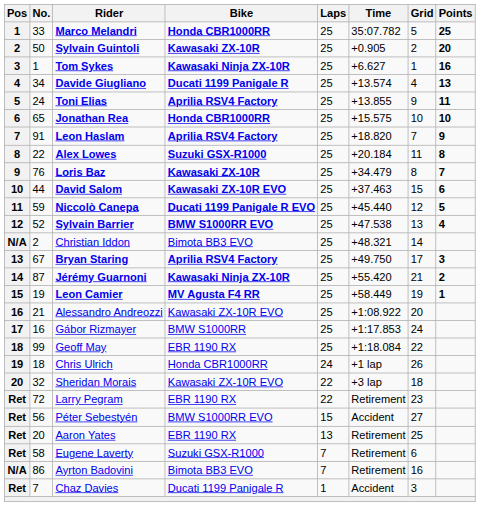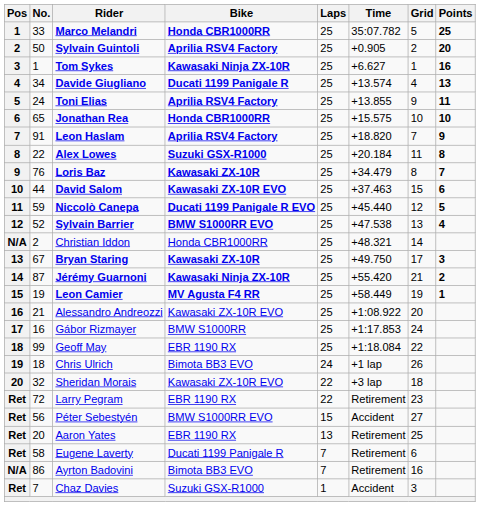(214, 48) Kawasaki ZX-10R -> (223, 48) Aprilia RSV4 Factory
(210, 242) Bimota BB3 EVO -> (218, 242) Honda CBR1000RR
(223, 259) Aprilia RSV4 Factory -> (214, 259) Kawasaki ZX-10R
(218, 365) Honda CBR1000RR -> (210, 365) Bimota BB3 EVO
(216, 452) Suzuki GSX-R1000 -> (226, 452) Ducati 1199 Panigale R
(226, 488) Ducati 1199 Panigale R -> (216, 488) Suzuki GSX-R1000
